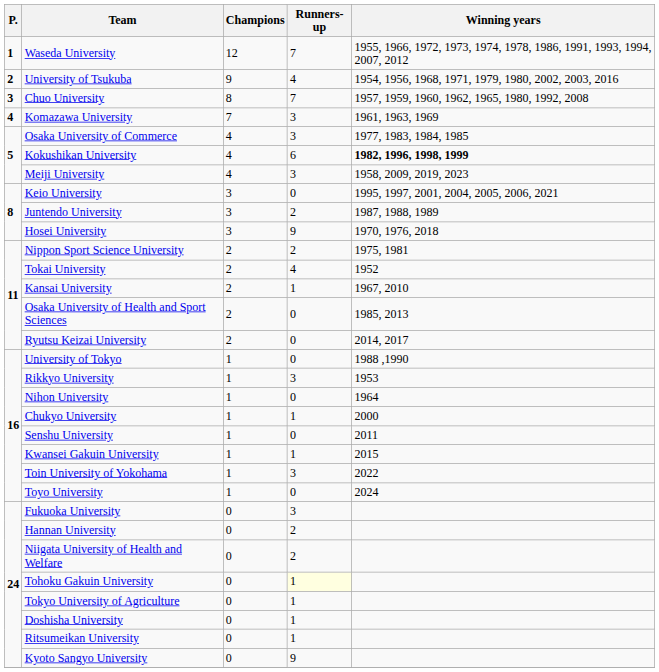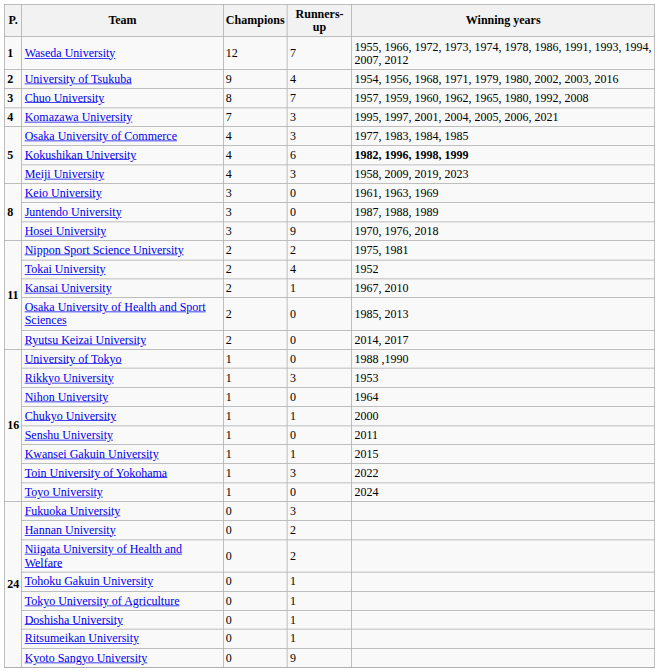(397, 117) 1961, 1963, 1969 -> (457, 117) 1995, 1997, 2001, 2004, 2005, 2006, 2021
(457, 193) 1995, 1997, 2001, 2004, 2005, 2006, 2021 -> (397, 193) 1961, 1963, 1969
(293, 212) 2 -> (293, 212) 0
(293, 581) lightyellow background -> (293, 581) no background
